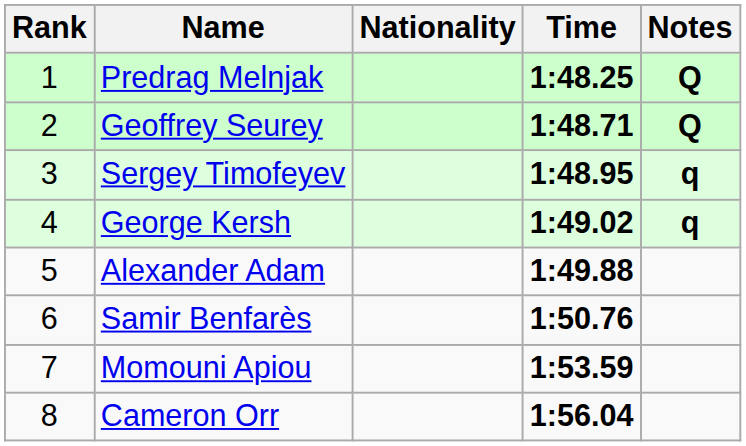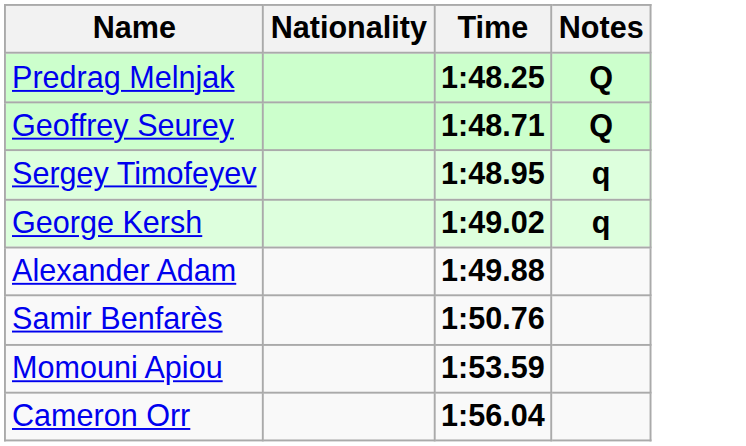- column: (49, 28)
